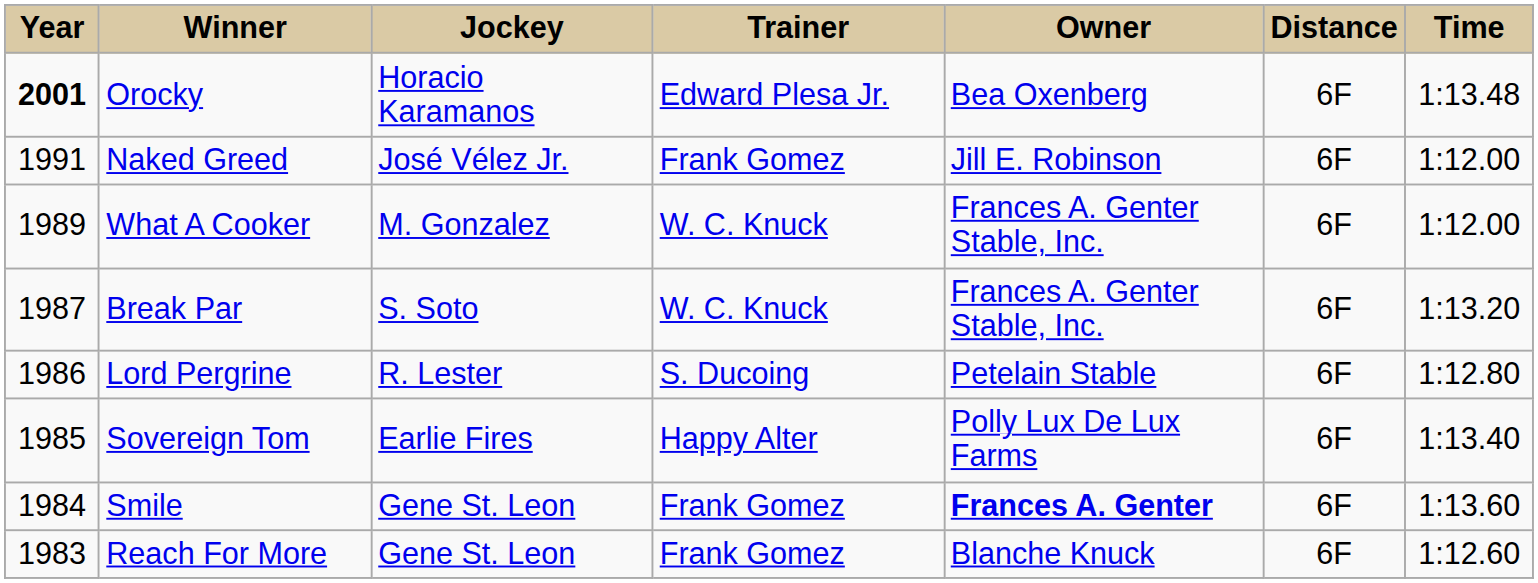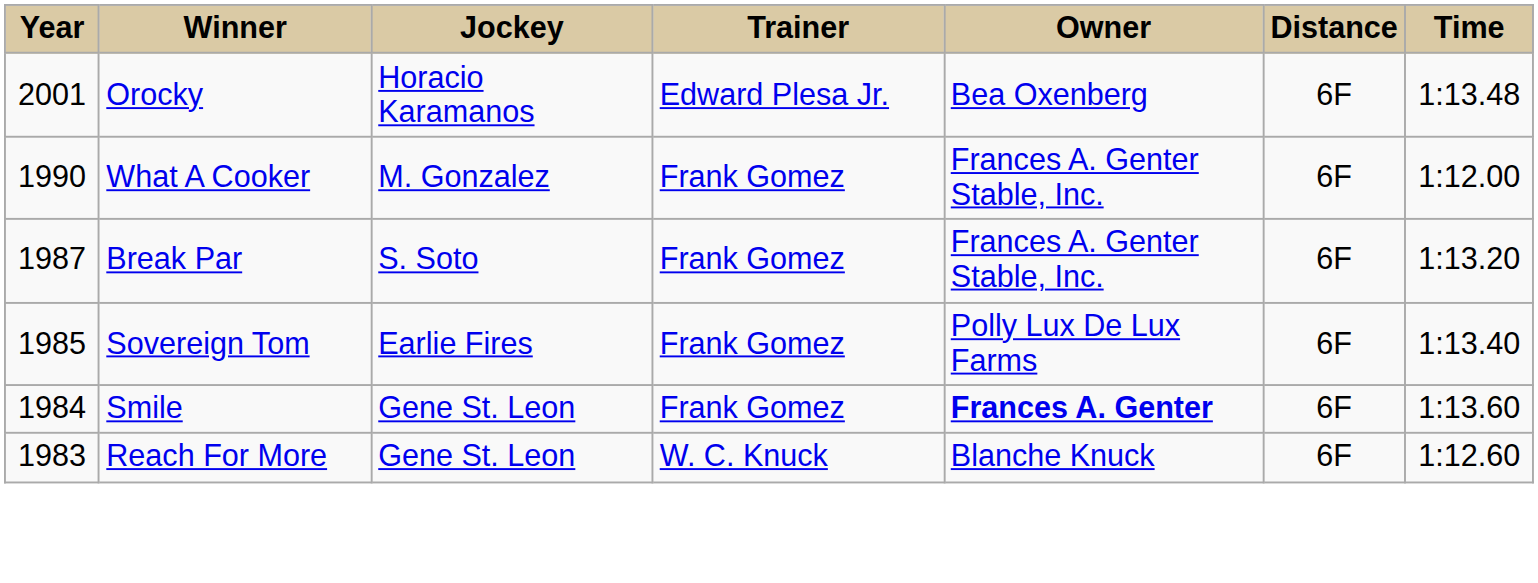(52, 94) bold -> (52, 94) normal
- row: (197, 160)
(52, 225) 1989 -> (52, 177) 1990
(744, 225) W. C. Knuck -> (752, 177) Frank Gomez
(744, 308) W. C. Knuck -> (752, 260) Frank Gomez
- row: (199, 374)
(739, 439) Happy Alter -> (752, 342) Frank Gomez
(752, 553) Frank Gomez -> (744, 457) W. C. Knuck
